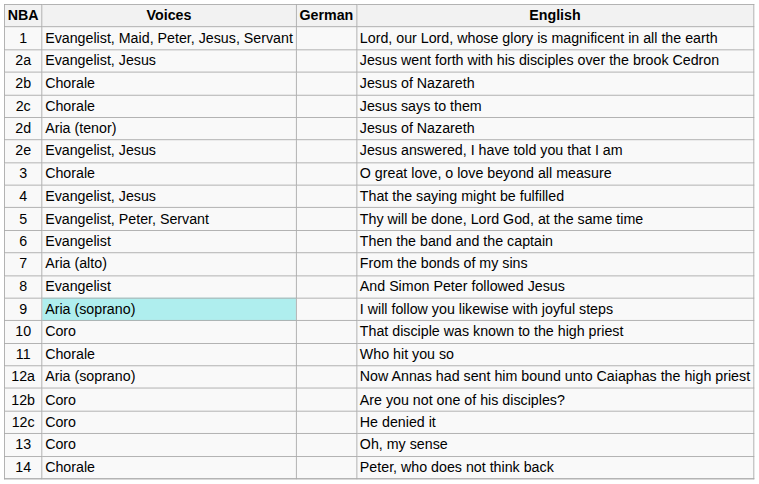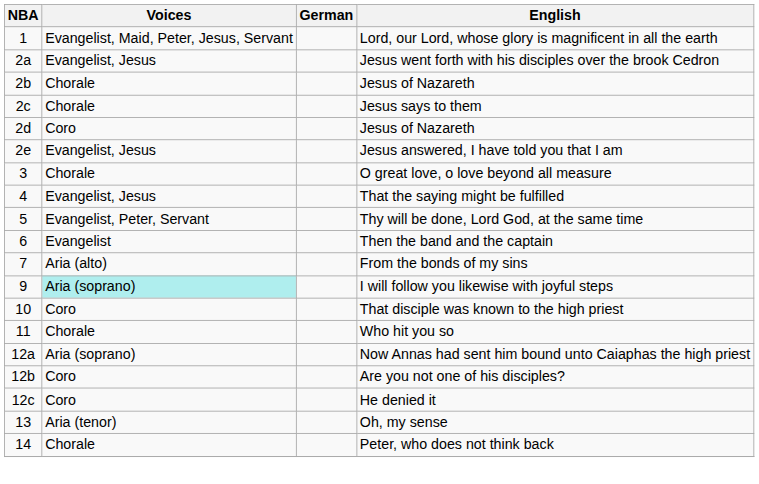(81, 128) Aria (tenor) -> (61, 128) Coro
- row: (23, 286)
(61, 444) Coro -> (81, 422) Aria (tenor)
